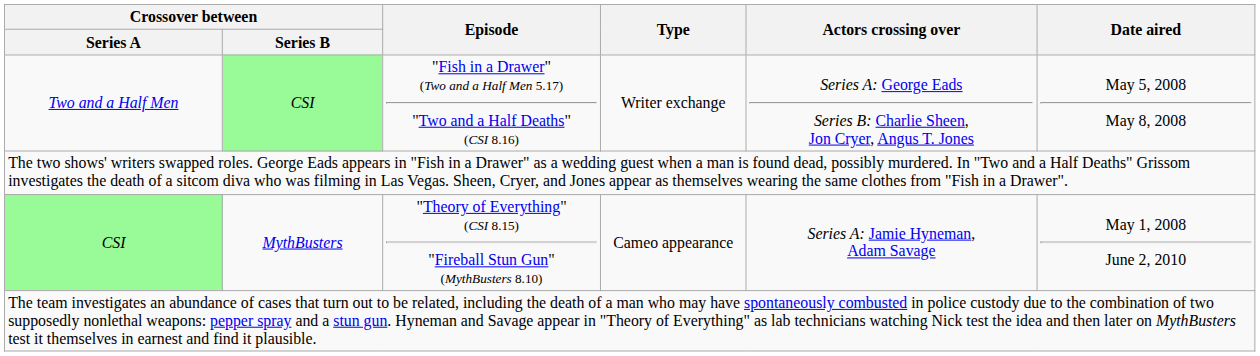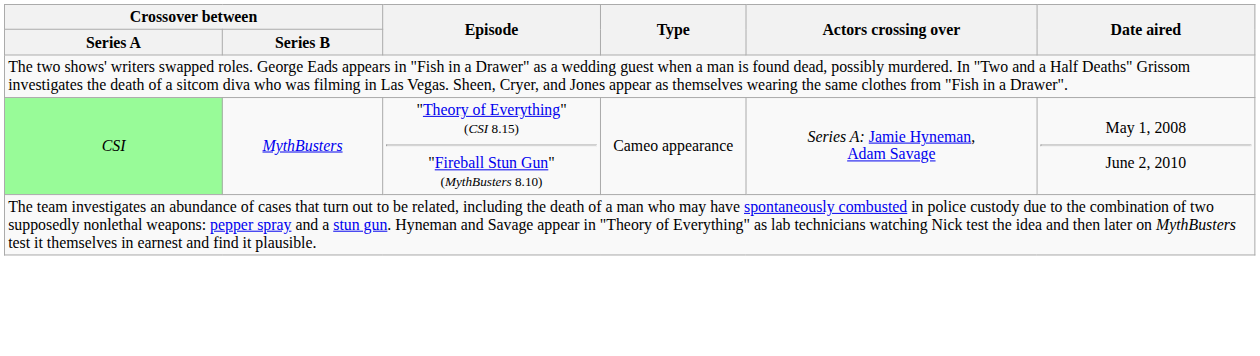- row: (114, 102)
